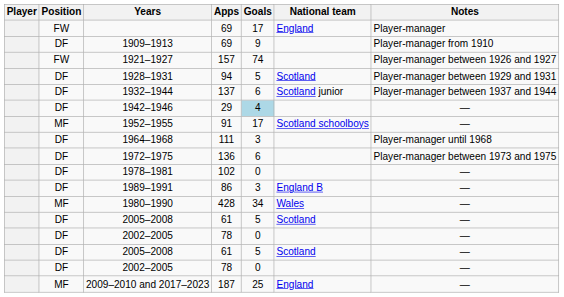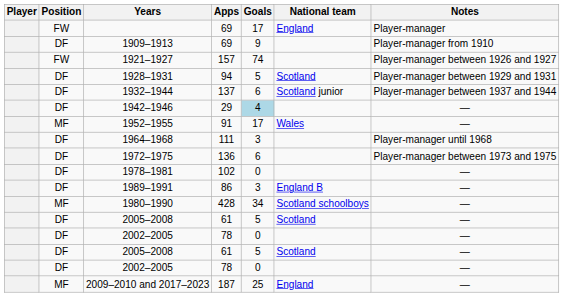(323, 124) Scotland schoolboys -> (290, 124) Wales
(290, 204) Wales -> (323, 204) Scotland schoolboys
